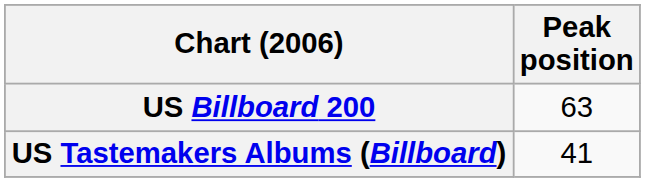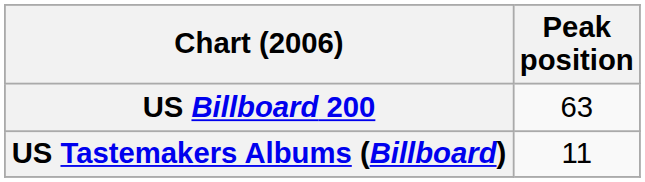(577, 153) 41 -> (577, 153) 11
